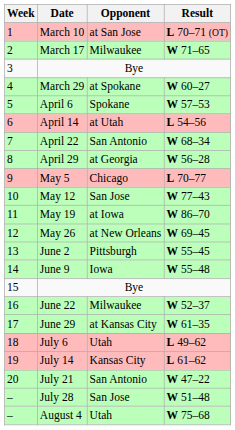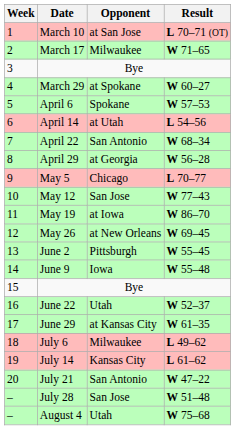(116, 305) Milwaukee -> (101, 305) Utah
(101, 342) Utah -> (116, 342) Milwaukee
